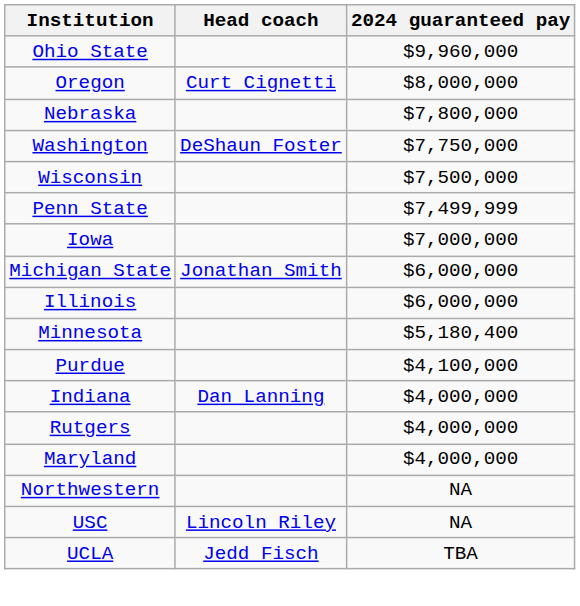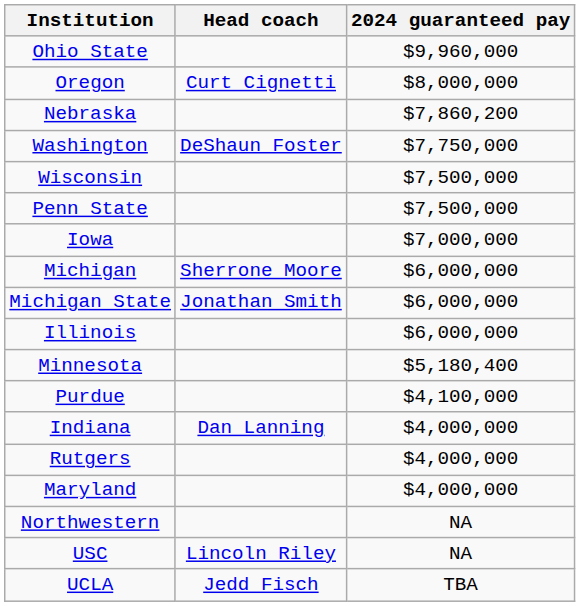(461, 114) $7,800,000 -> (461, 114) $7,860,200
(461, 209) $7,499,999 -> (461, 209) $7,500,000
+ row: (90, 271)
